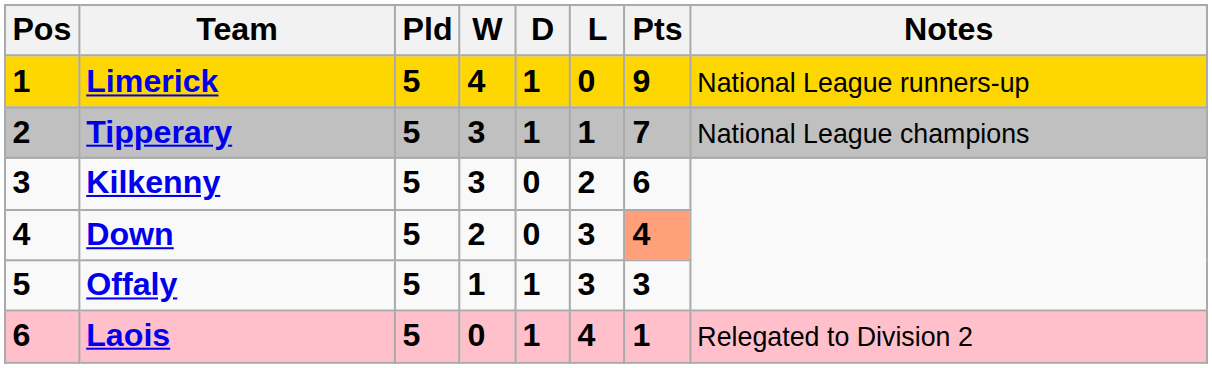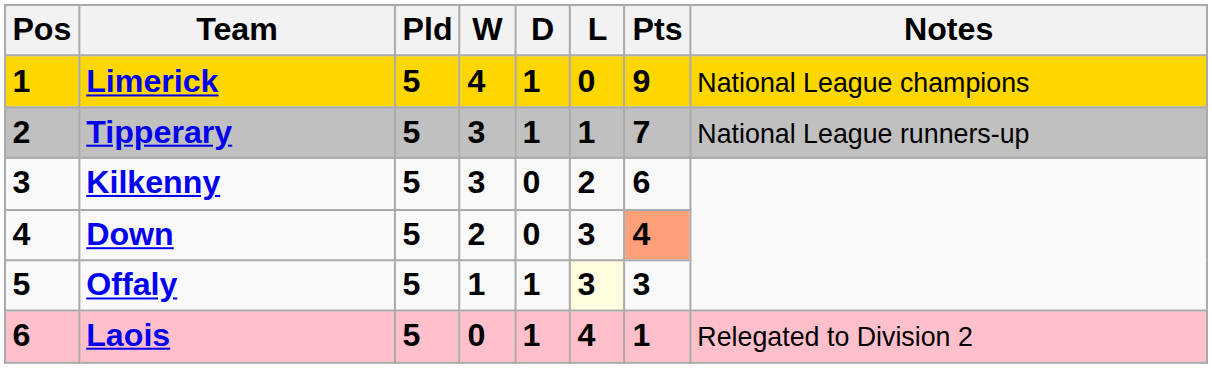(863, 83) National League runners-up -> (863, 83) National League champions
(863, 134) National League champions -> (863, 134) National League runners-up
(586, 285) no background -> (586, 285) lightyellow background
